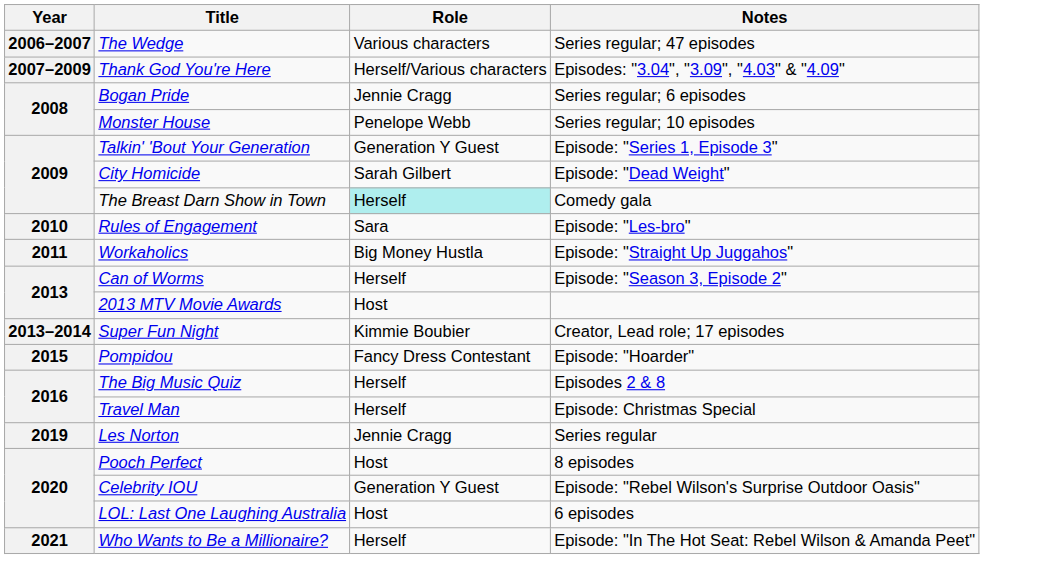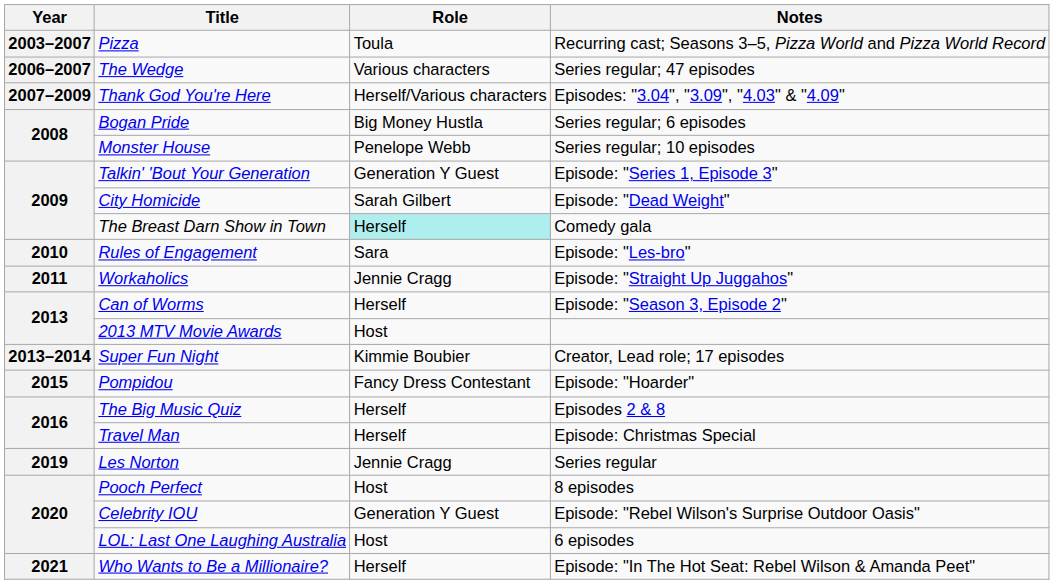+ row: (119, 43)
(403, 95) Jennie Cragg -> (418, 122) Big Money Hustla
(418, 252) Big Money Hustla -> (403, 278) Jennie Cragg
